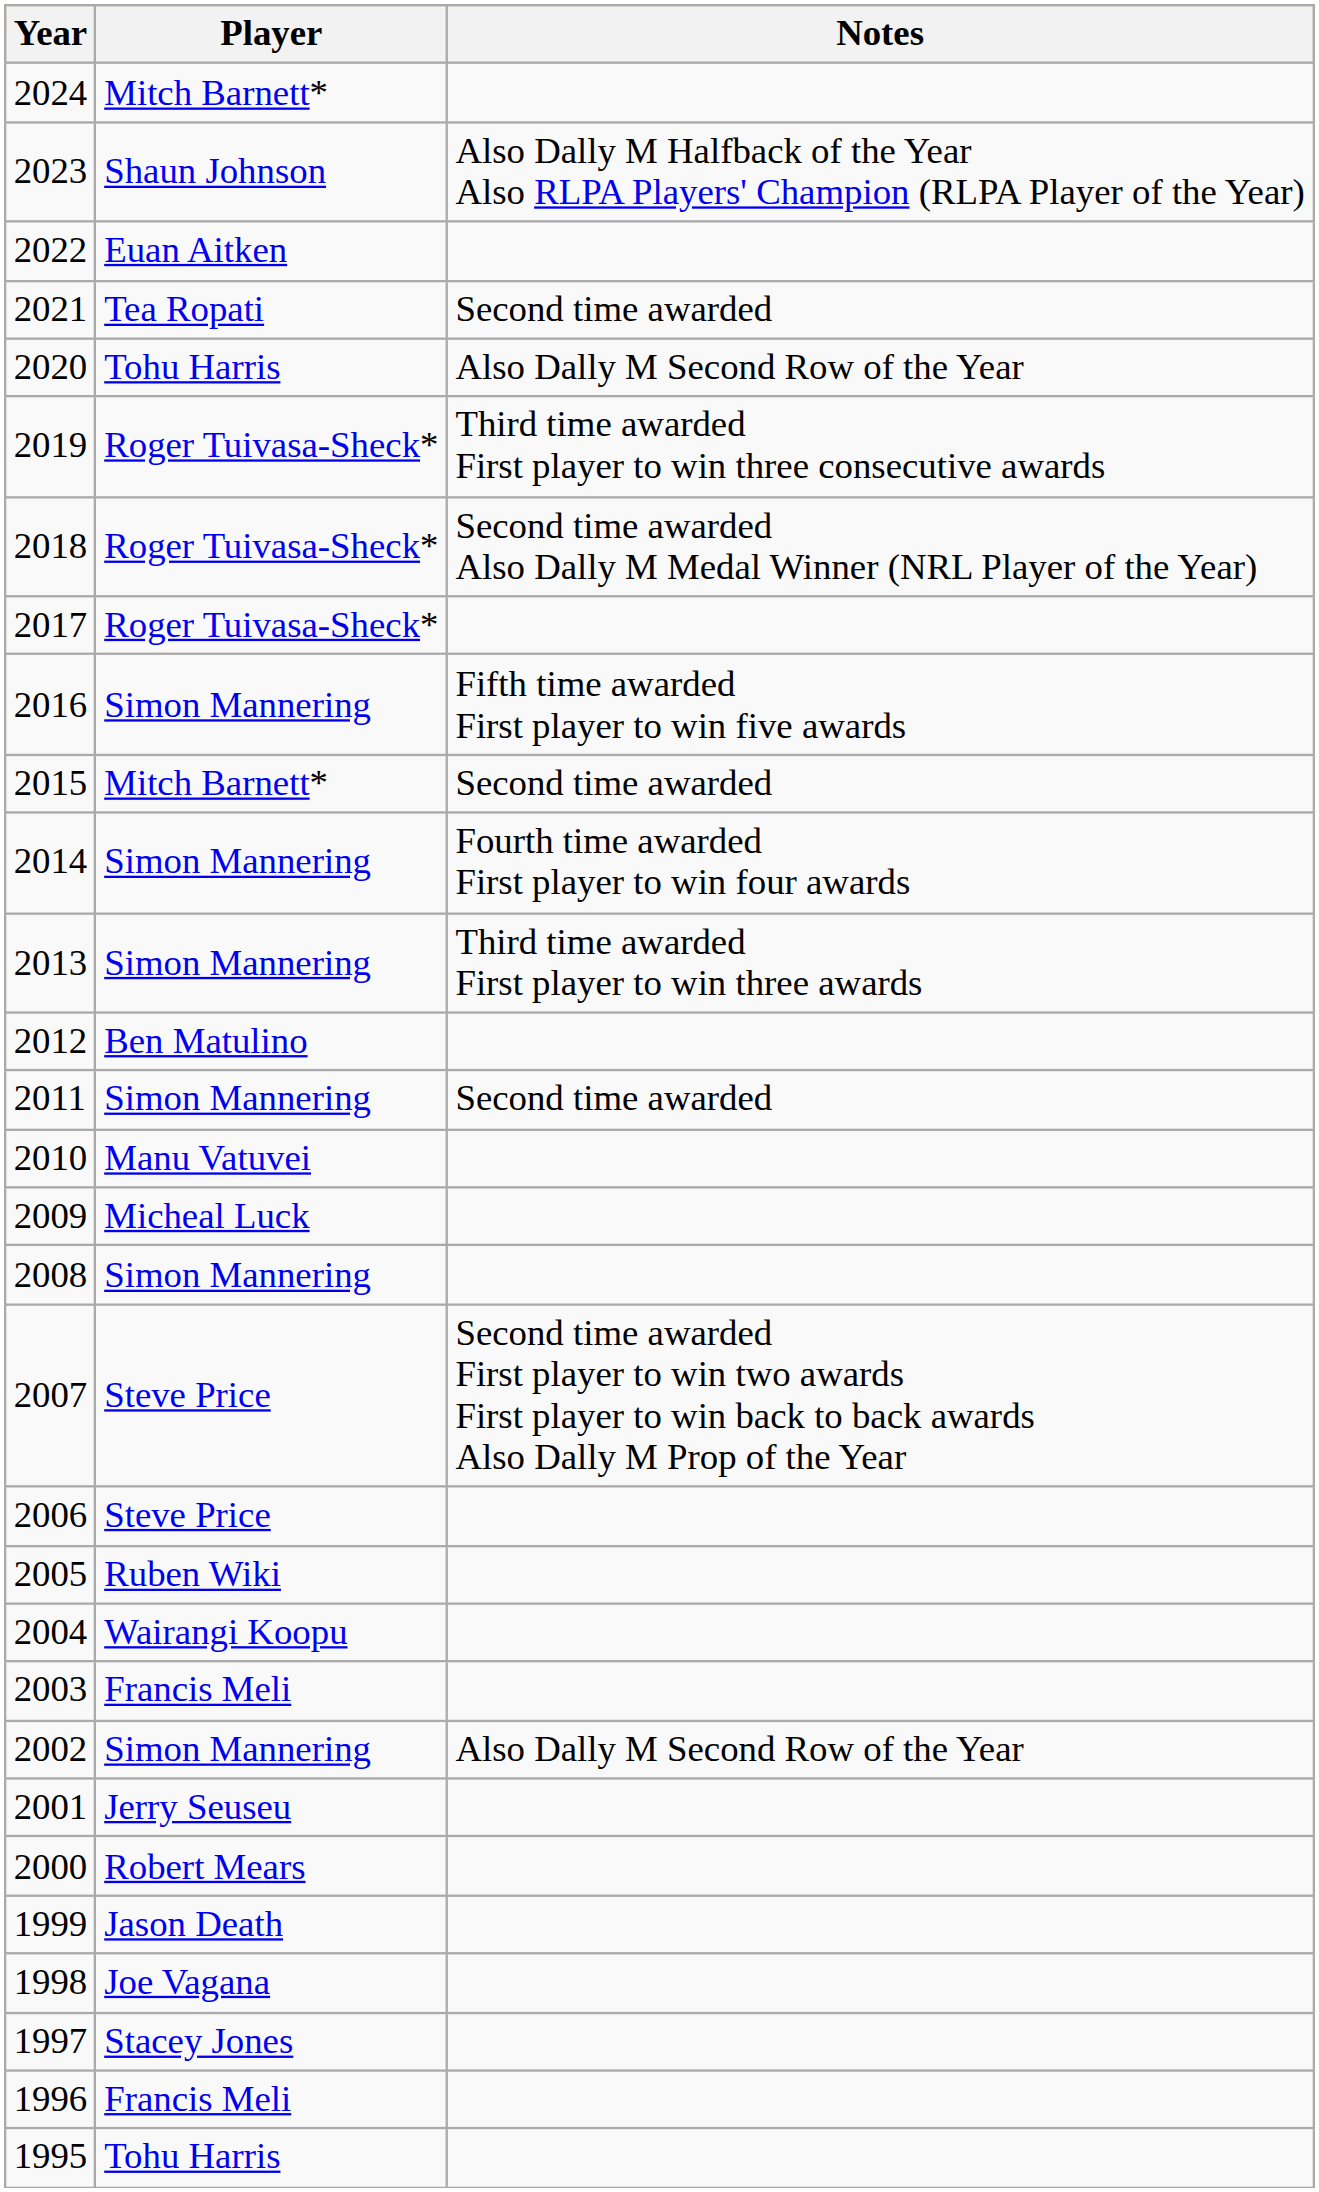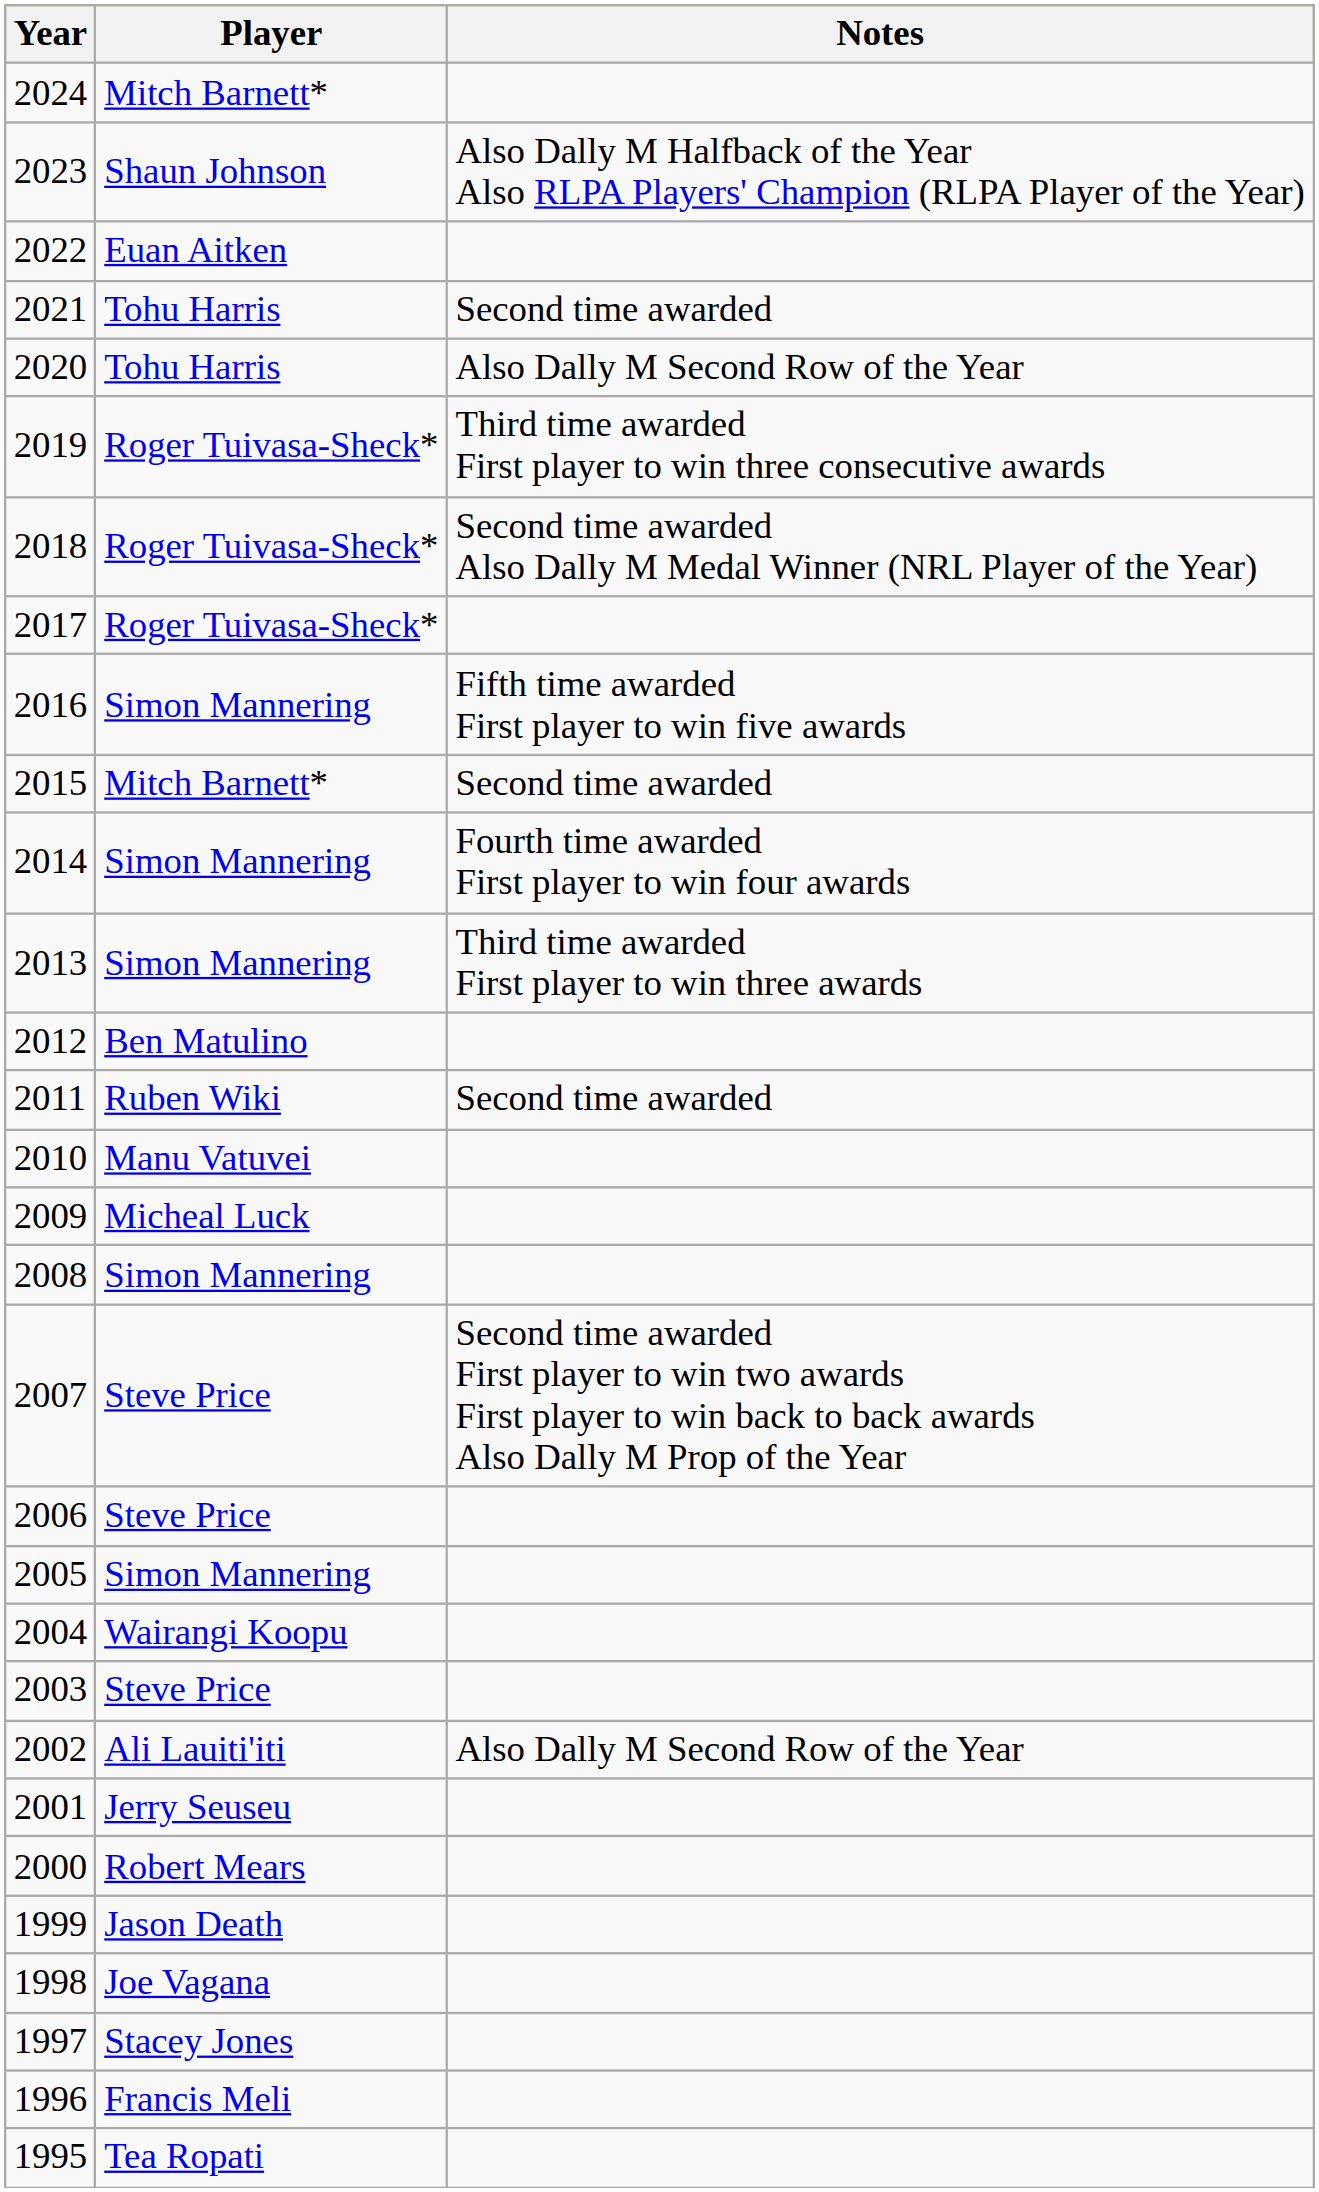(184, 308) Tea Ropati -> (192, 308) Tohu Harris
(238, 1099) Simon Mannering -> (193, 1099) Ruben Wiki
(193, 1573) Ruben Wiki -> (238, 1573) Simon Mannering
(198, 1690) Francis Meli -> (187, 1690) Steve Price
(238, 1748) Simon Mannering -> (195, 1748) Ali Lauiti'iti
(192, 2157) Tohu Harris -> (184, 2157) Tea Ropati
